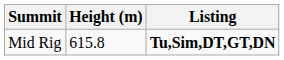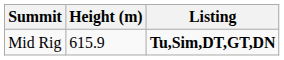(87, 42) 615.8 -> (87, 42) 615.9
